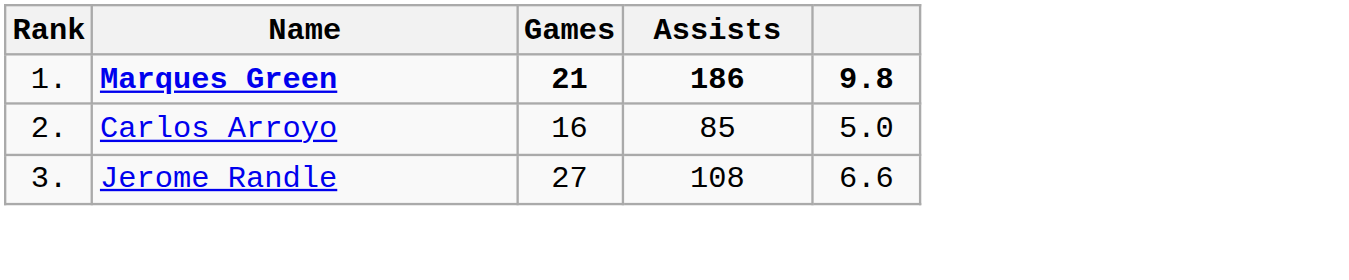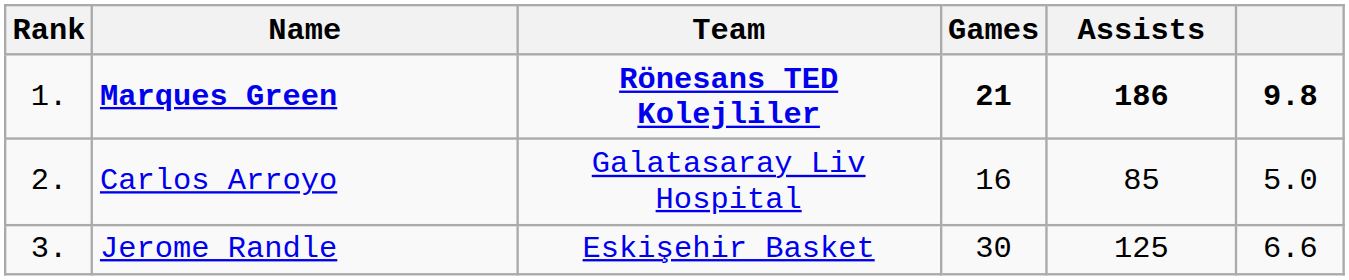+ column: (729, 30)
(570, 179) 27 -> (994, 249) 30
(717, 179) 108 -> (1141, 249) 125
